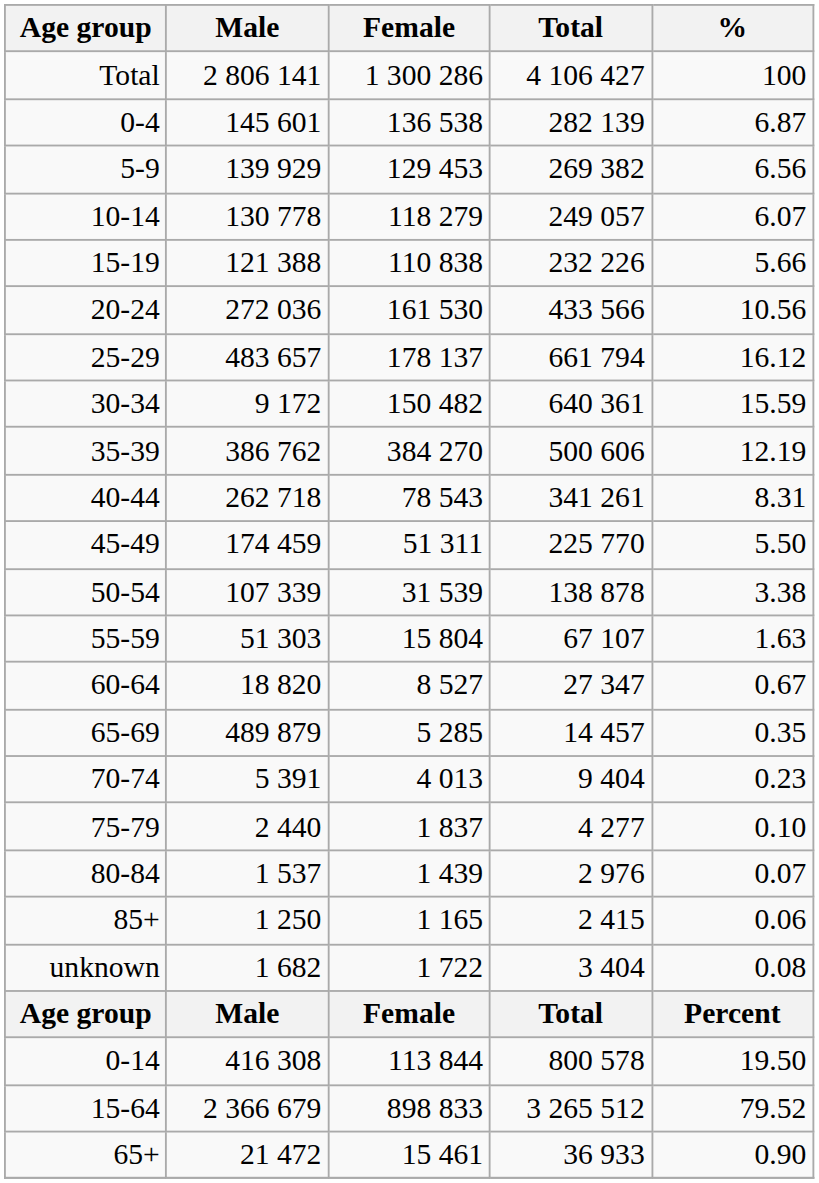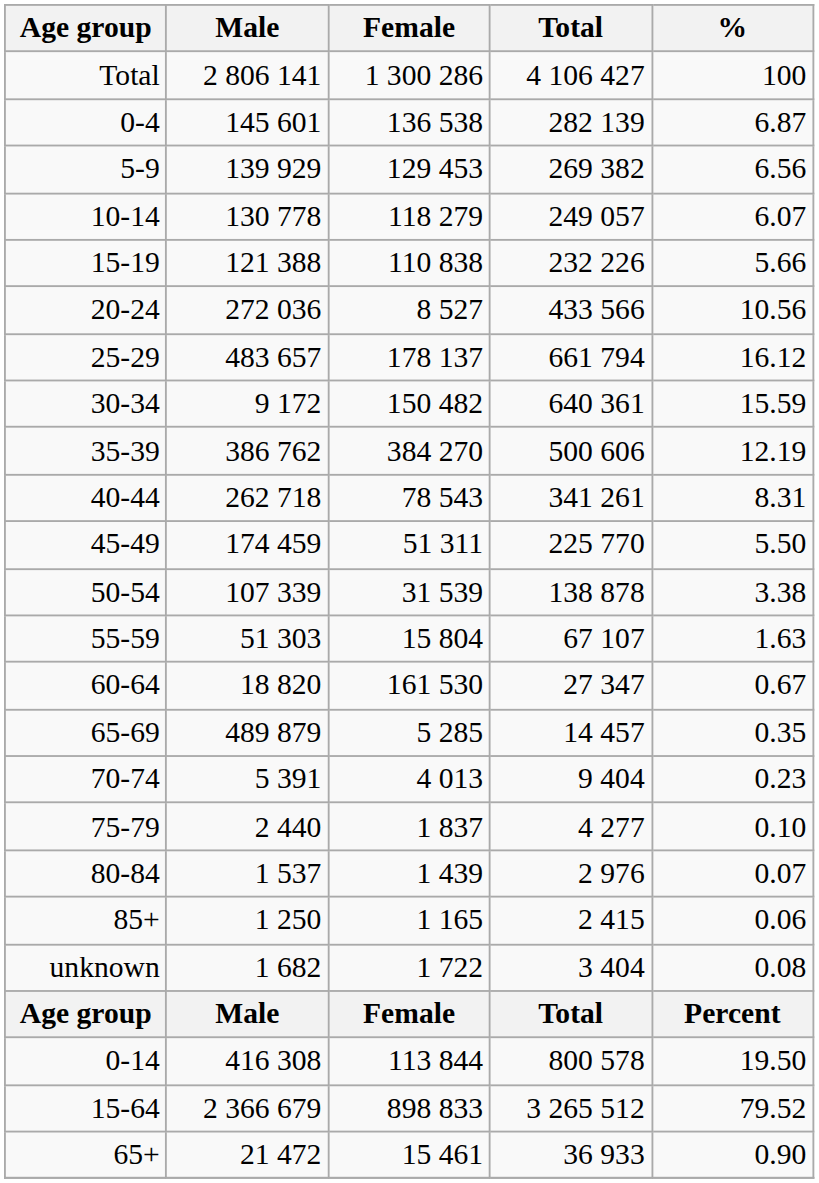(435, 309) 161 530 -> (450, 309) 8 527
(450, 685) 8 527 -> (435, 685) 161 530
